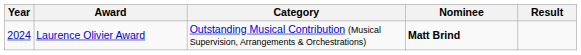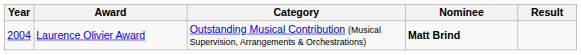(19, 35) 2024 -> (19, 35) 2004
